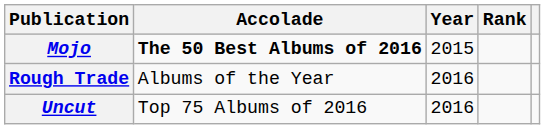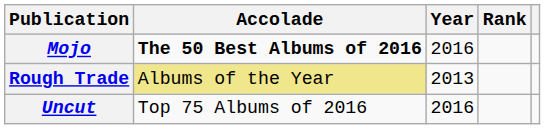(452, 49) 2015 -> (452, 49) 2016
(236, 79) no background -> (236, 79) khaki background
(452, 79) 2016 -> (452, 79) 2013
